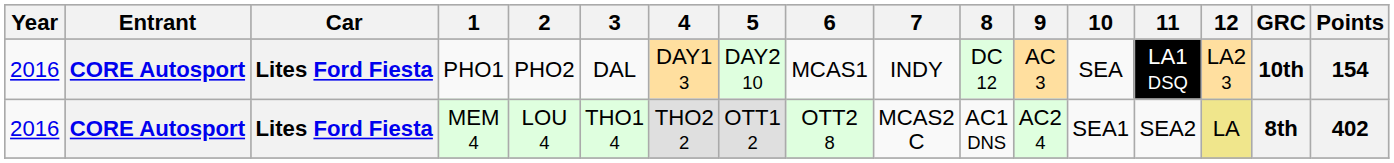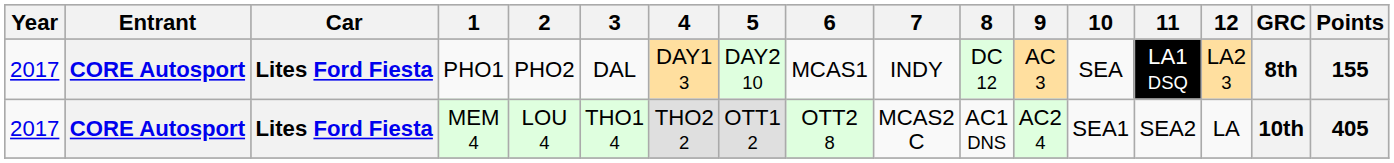(35, 69) 2016 -> (35, 69) 2017
(1281, 69) 10th -> (1281, 69) 8th
(1350, 69) 154 -> (1350, 69) 155
(35, 128) 2016 -> (35, 128) 2017
(1226, 128) khaki background -> (1226, 128) no background
(1281, 128) 8th -> (1281, 128) 10th
(1350, 128) 402 -> (1350, 128) 405
